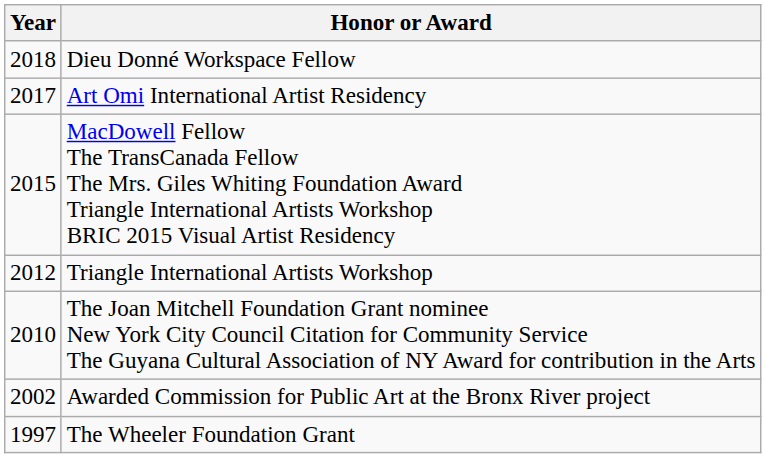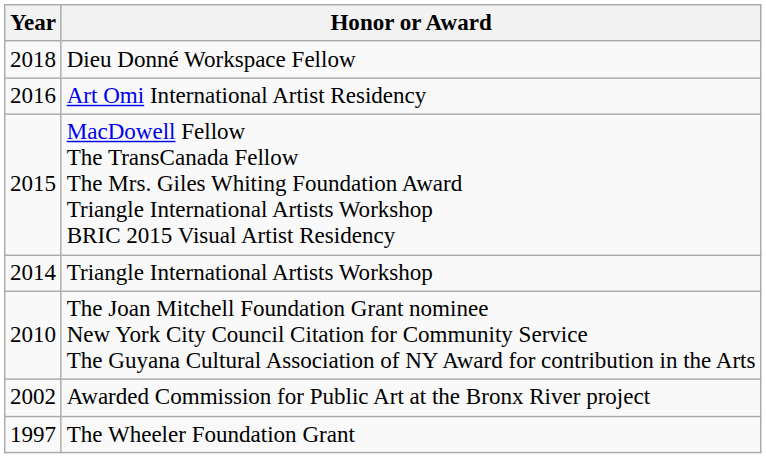(33, 95) 2017 -> (33, 95) 2016
(33, 272) 2012 -> (33, 272) 2014
